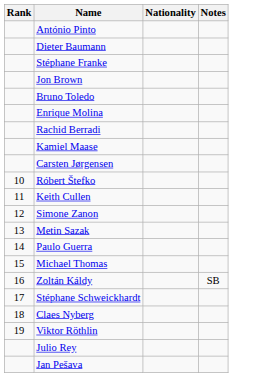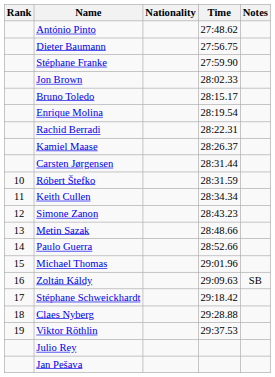+ column: (219, 12)
